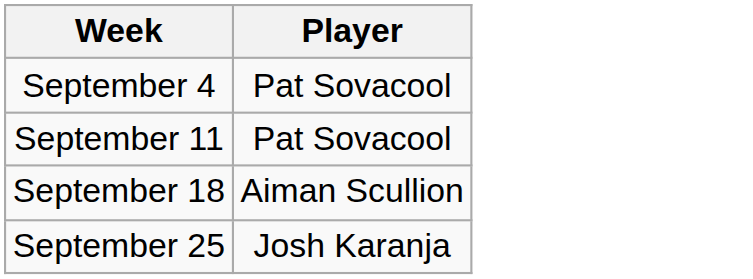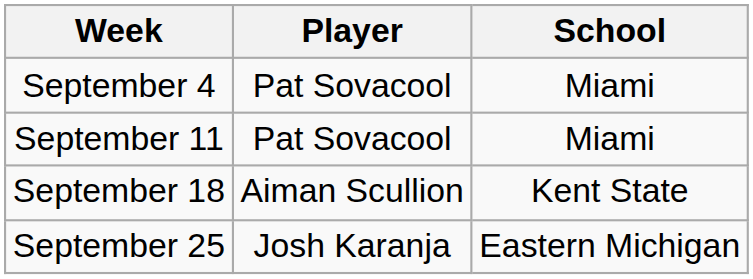+ column: (610, 31)
